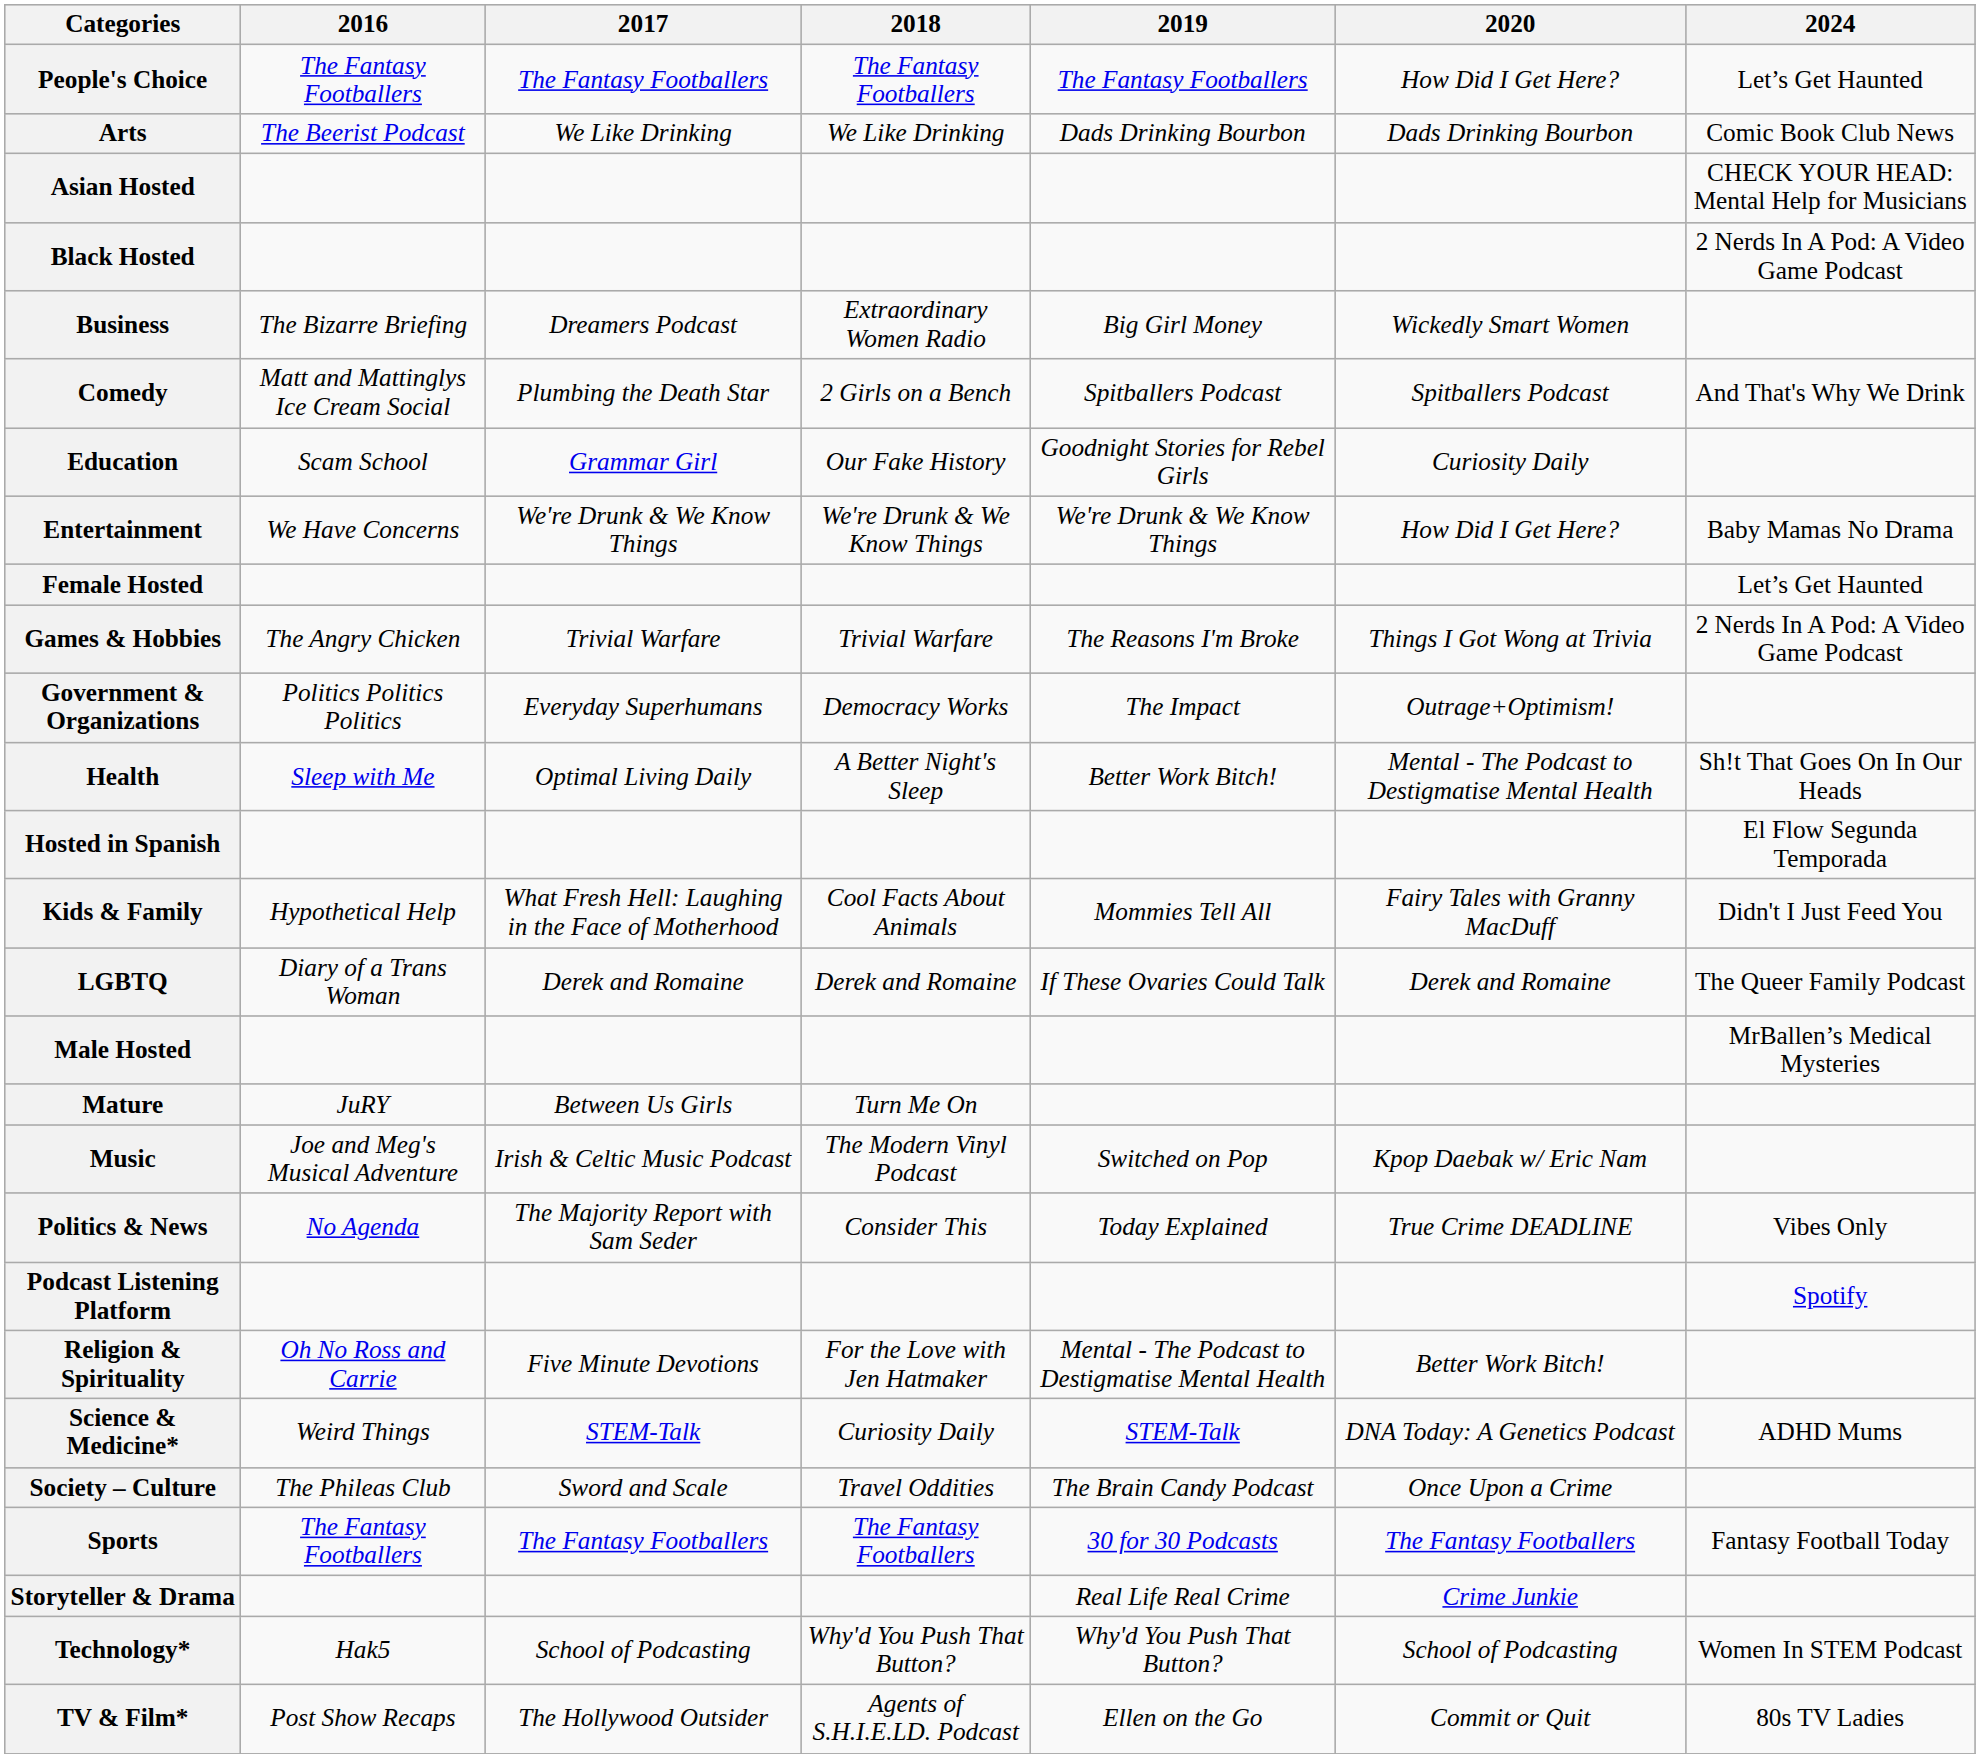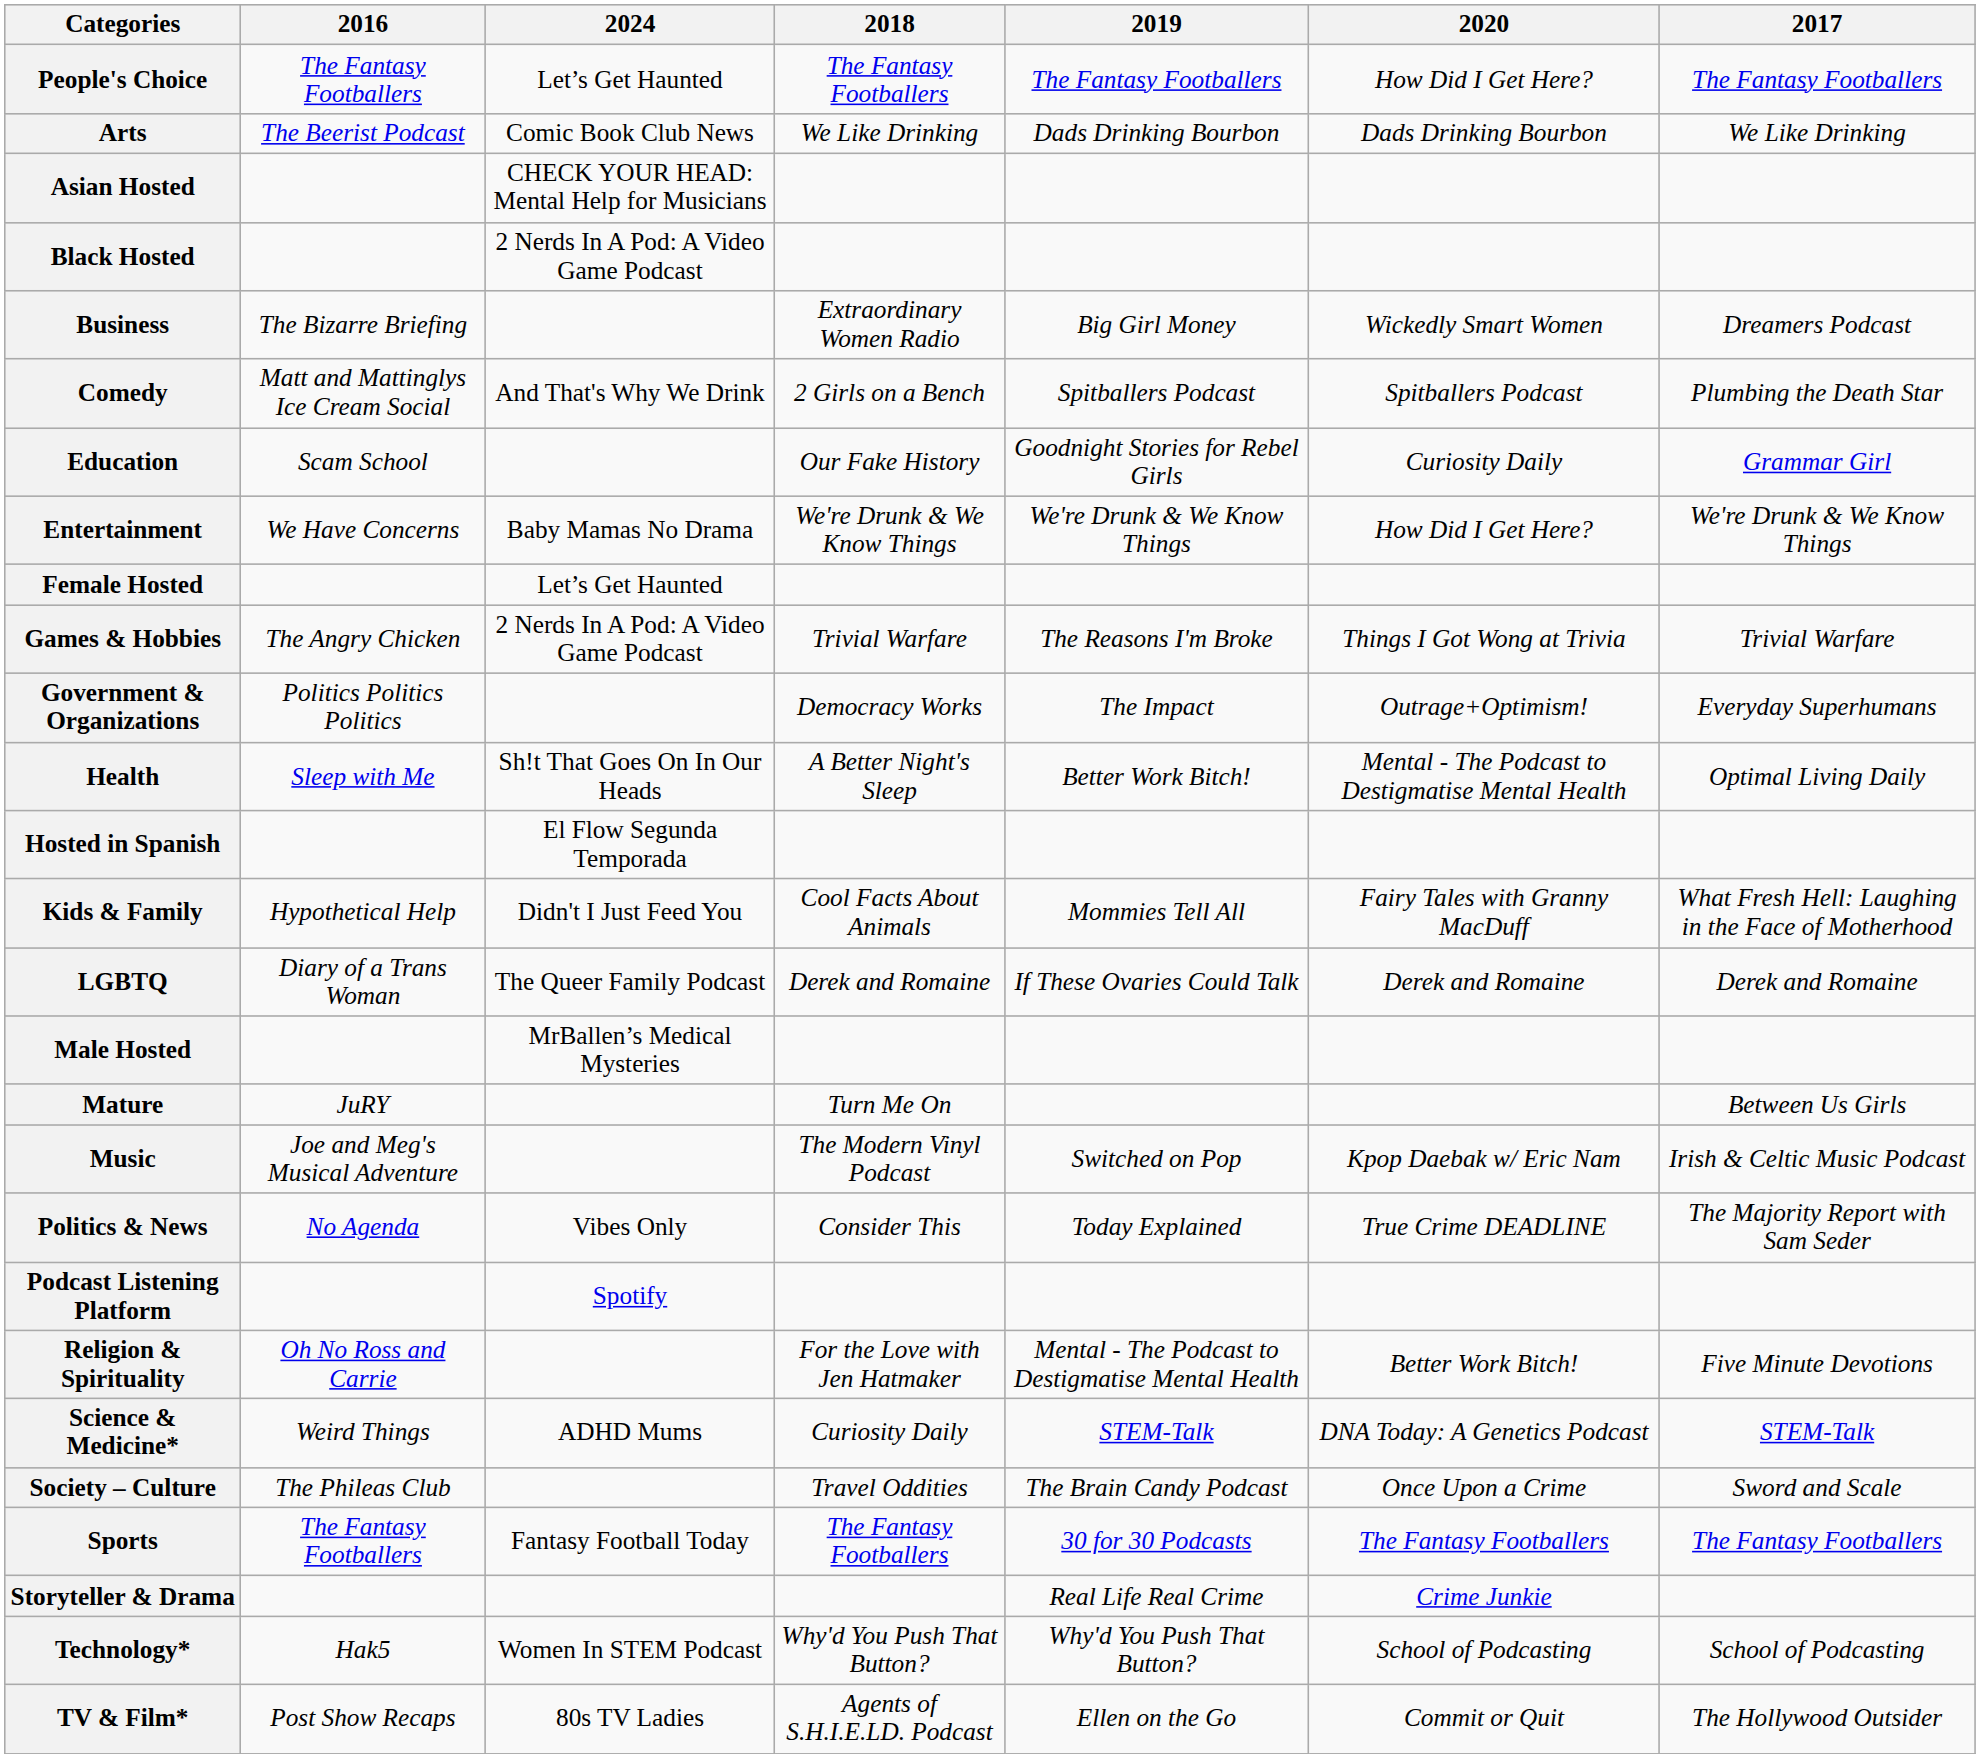columns swapped: (643, 24) <-> (1830, 24)
